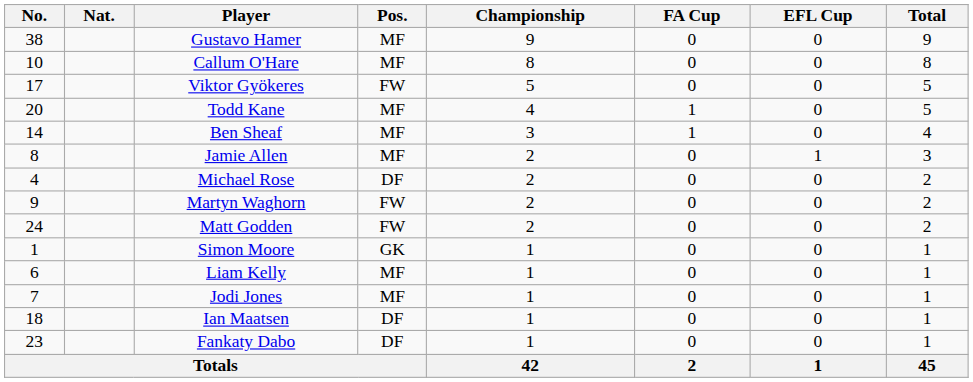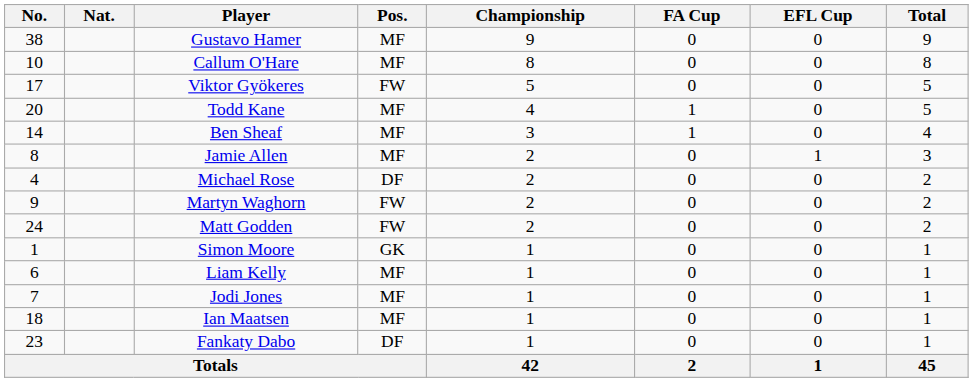(392, 319) DF -> (392, 319) MF
